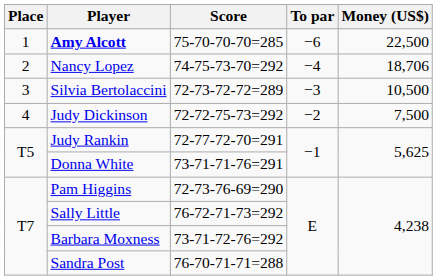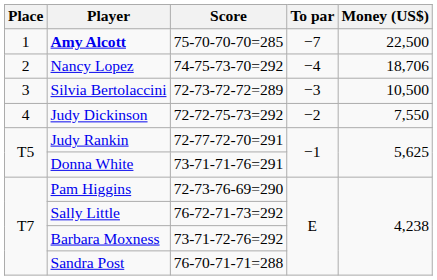(312, 41) −6 -> (312, 41) −7
(411, 115) 7,500 -> (411, 115) 7,550
